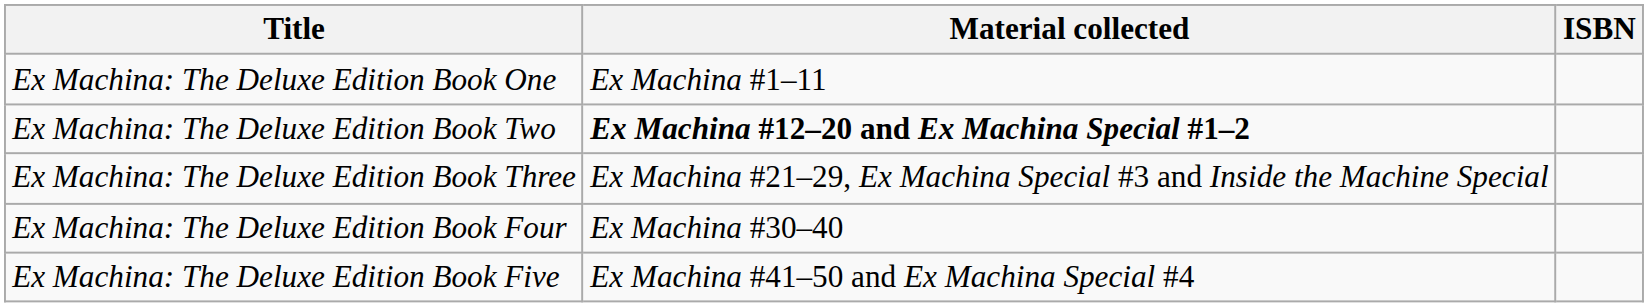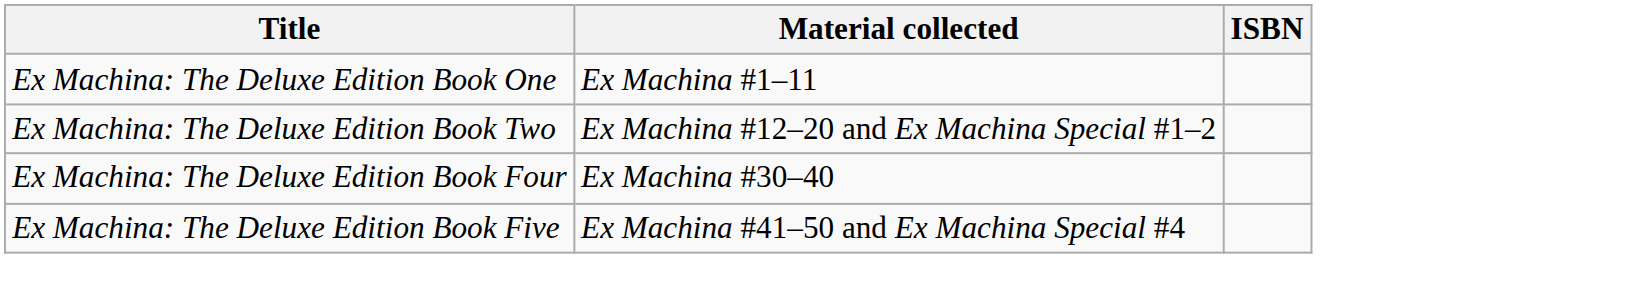(920, 128) bold -> (899, 128) normal
- row: (294, 177)
